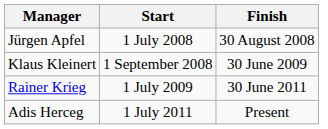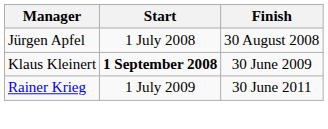(158, 64) normal -> (160, 64) bold
- row: (46, 111)
